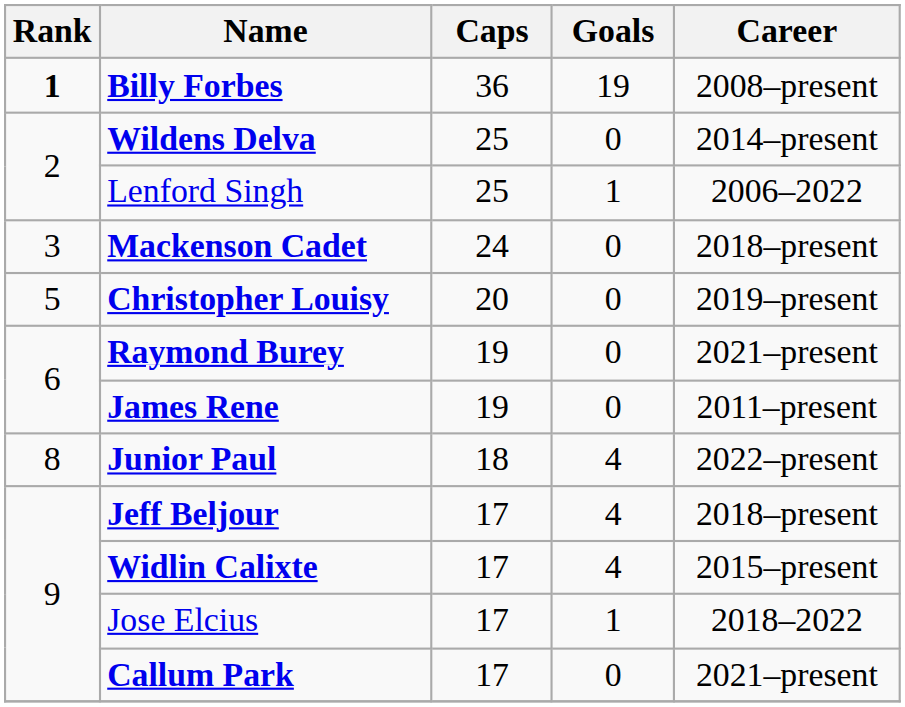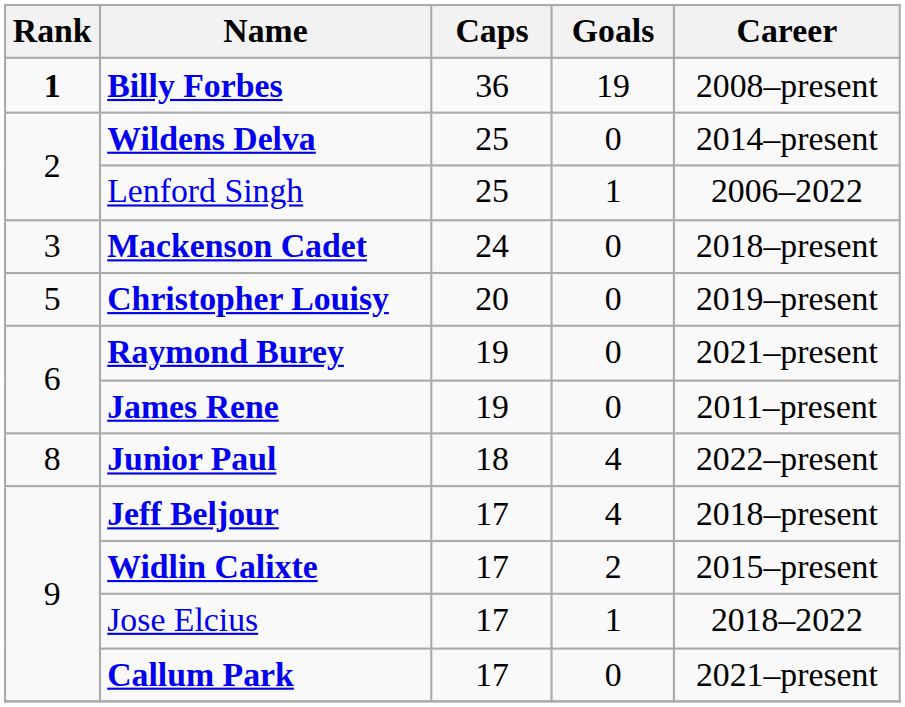(613, 566) 4 -> (613, 566) 2
